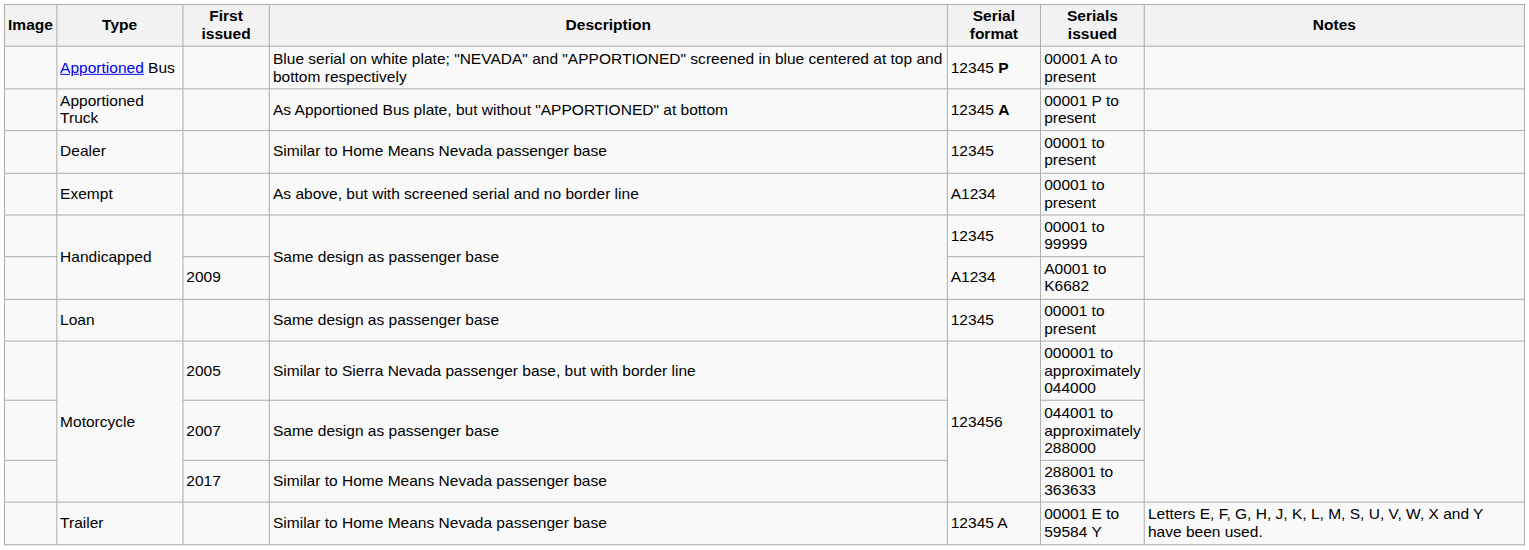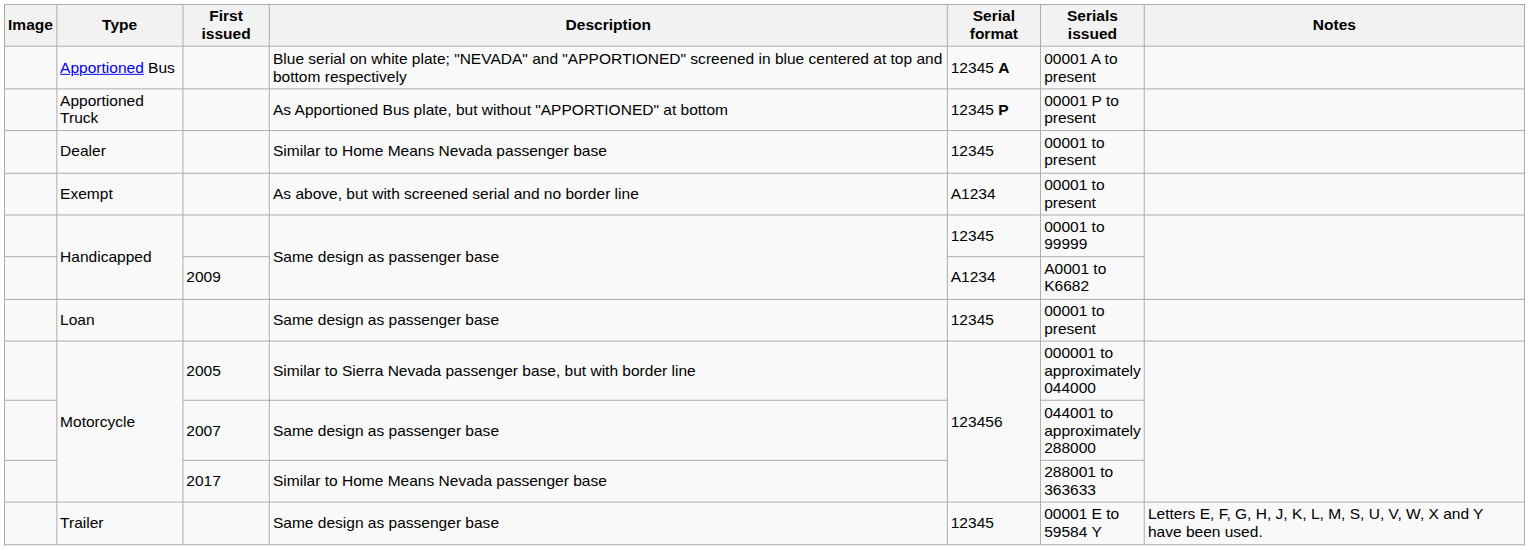(980, 67) 12345 P -> (980, 67) 12345 A
(980, 109) 12345 A -> (980, 109) 12345 P
(440, 523) Similar to Home Means Nevada passenger base -> (386, 523) Same design as passenger base
(979, 523) 12345 A -> (972, 523) 12345
